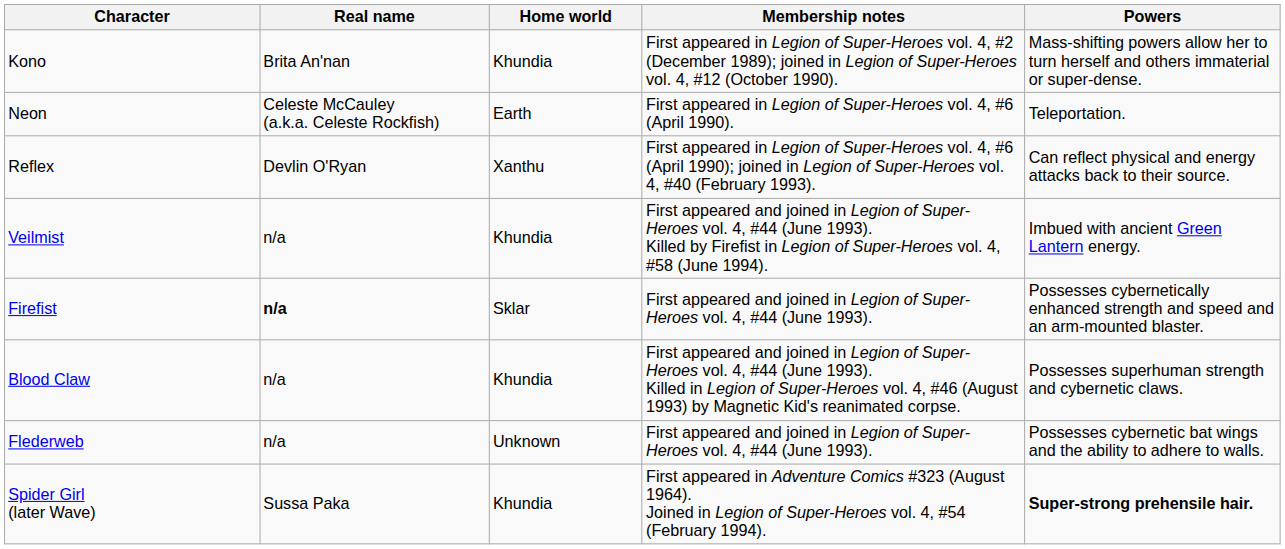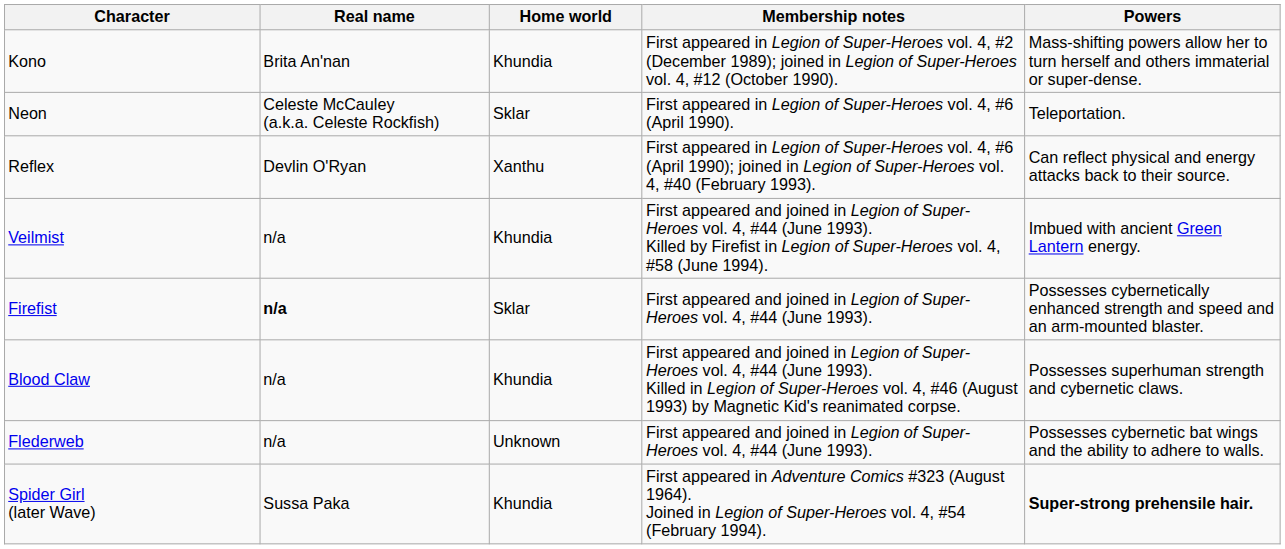(512, 114) Earth -> (511, 114) Sklar
